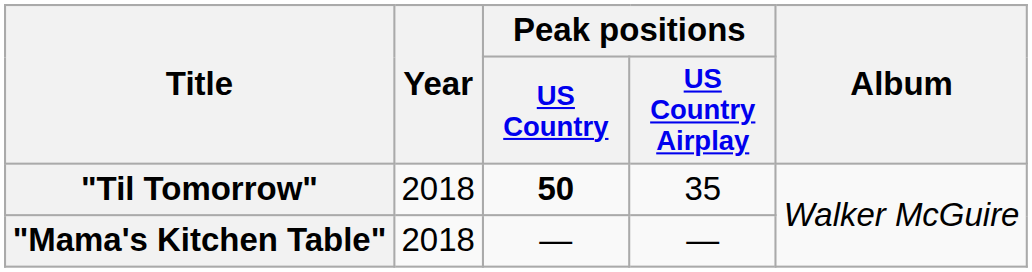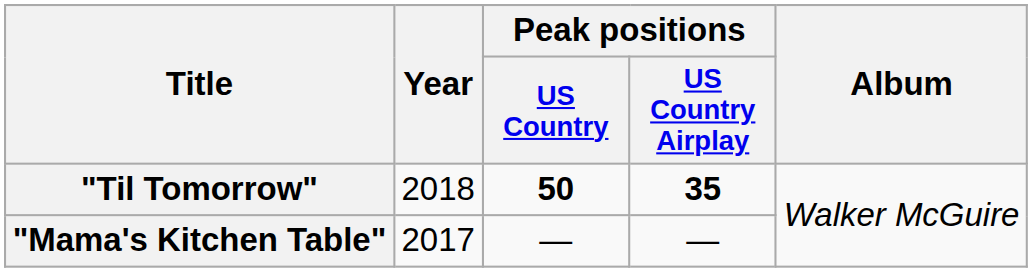(703, 188) normal -> (703, 188) bold
(438, 240) 2018 -> (438, 240) 2017
